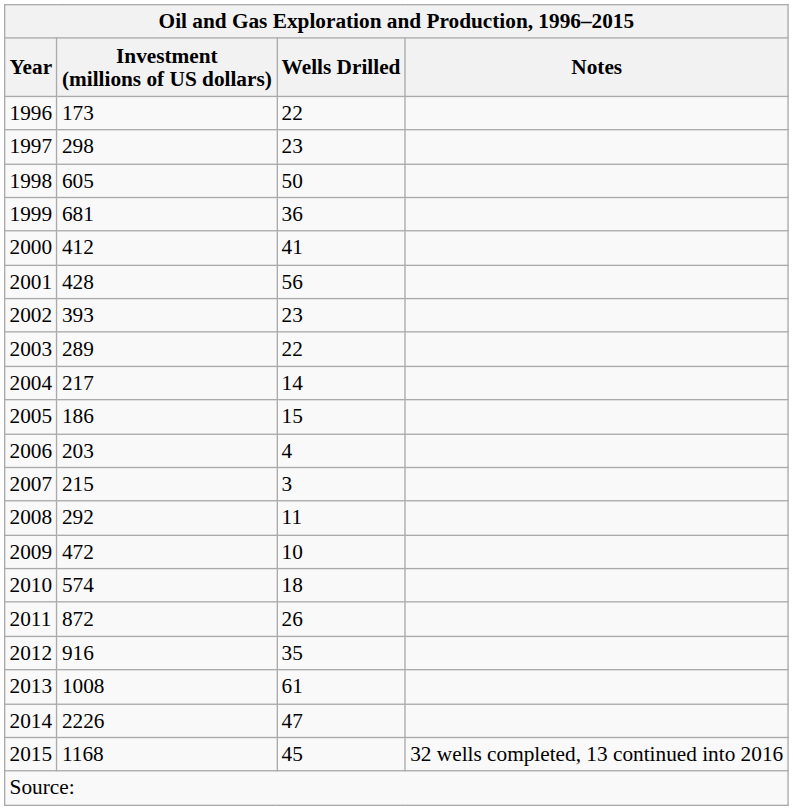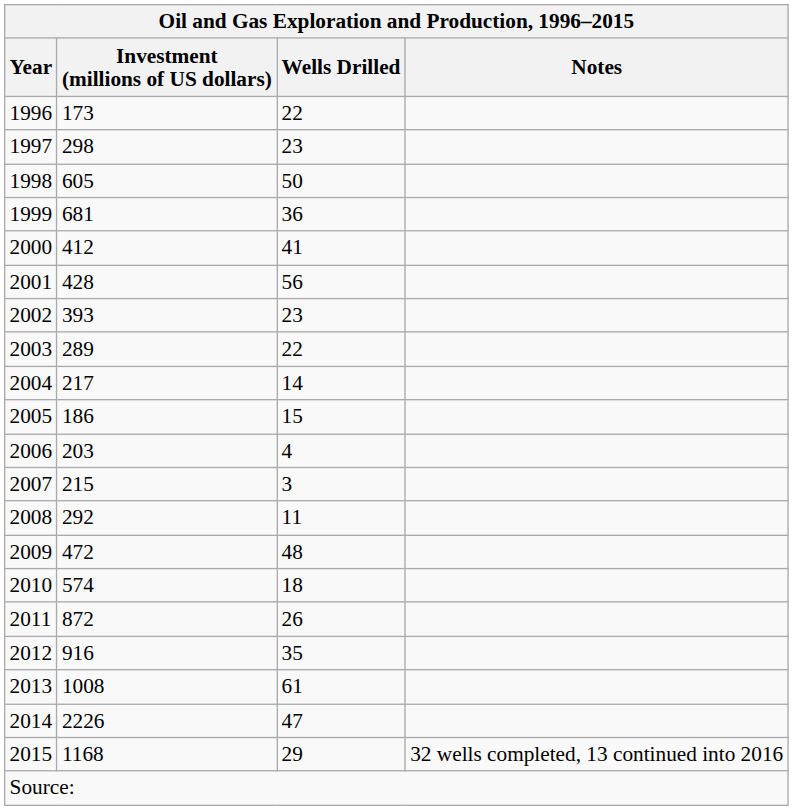(292, 551) 10 -> (292, 551) 48
(292, 754) 45 -> (292, 754) 29
